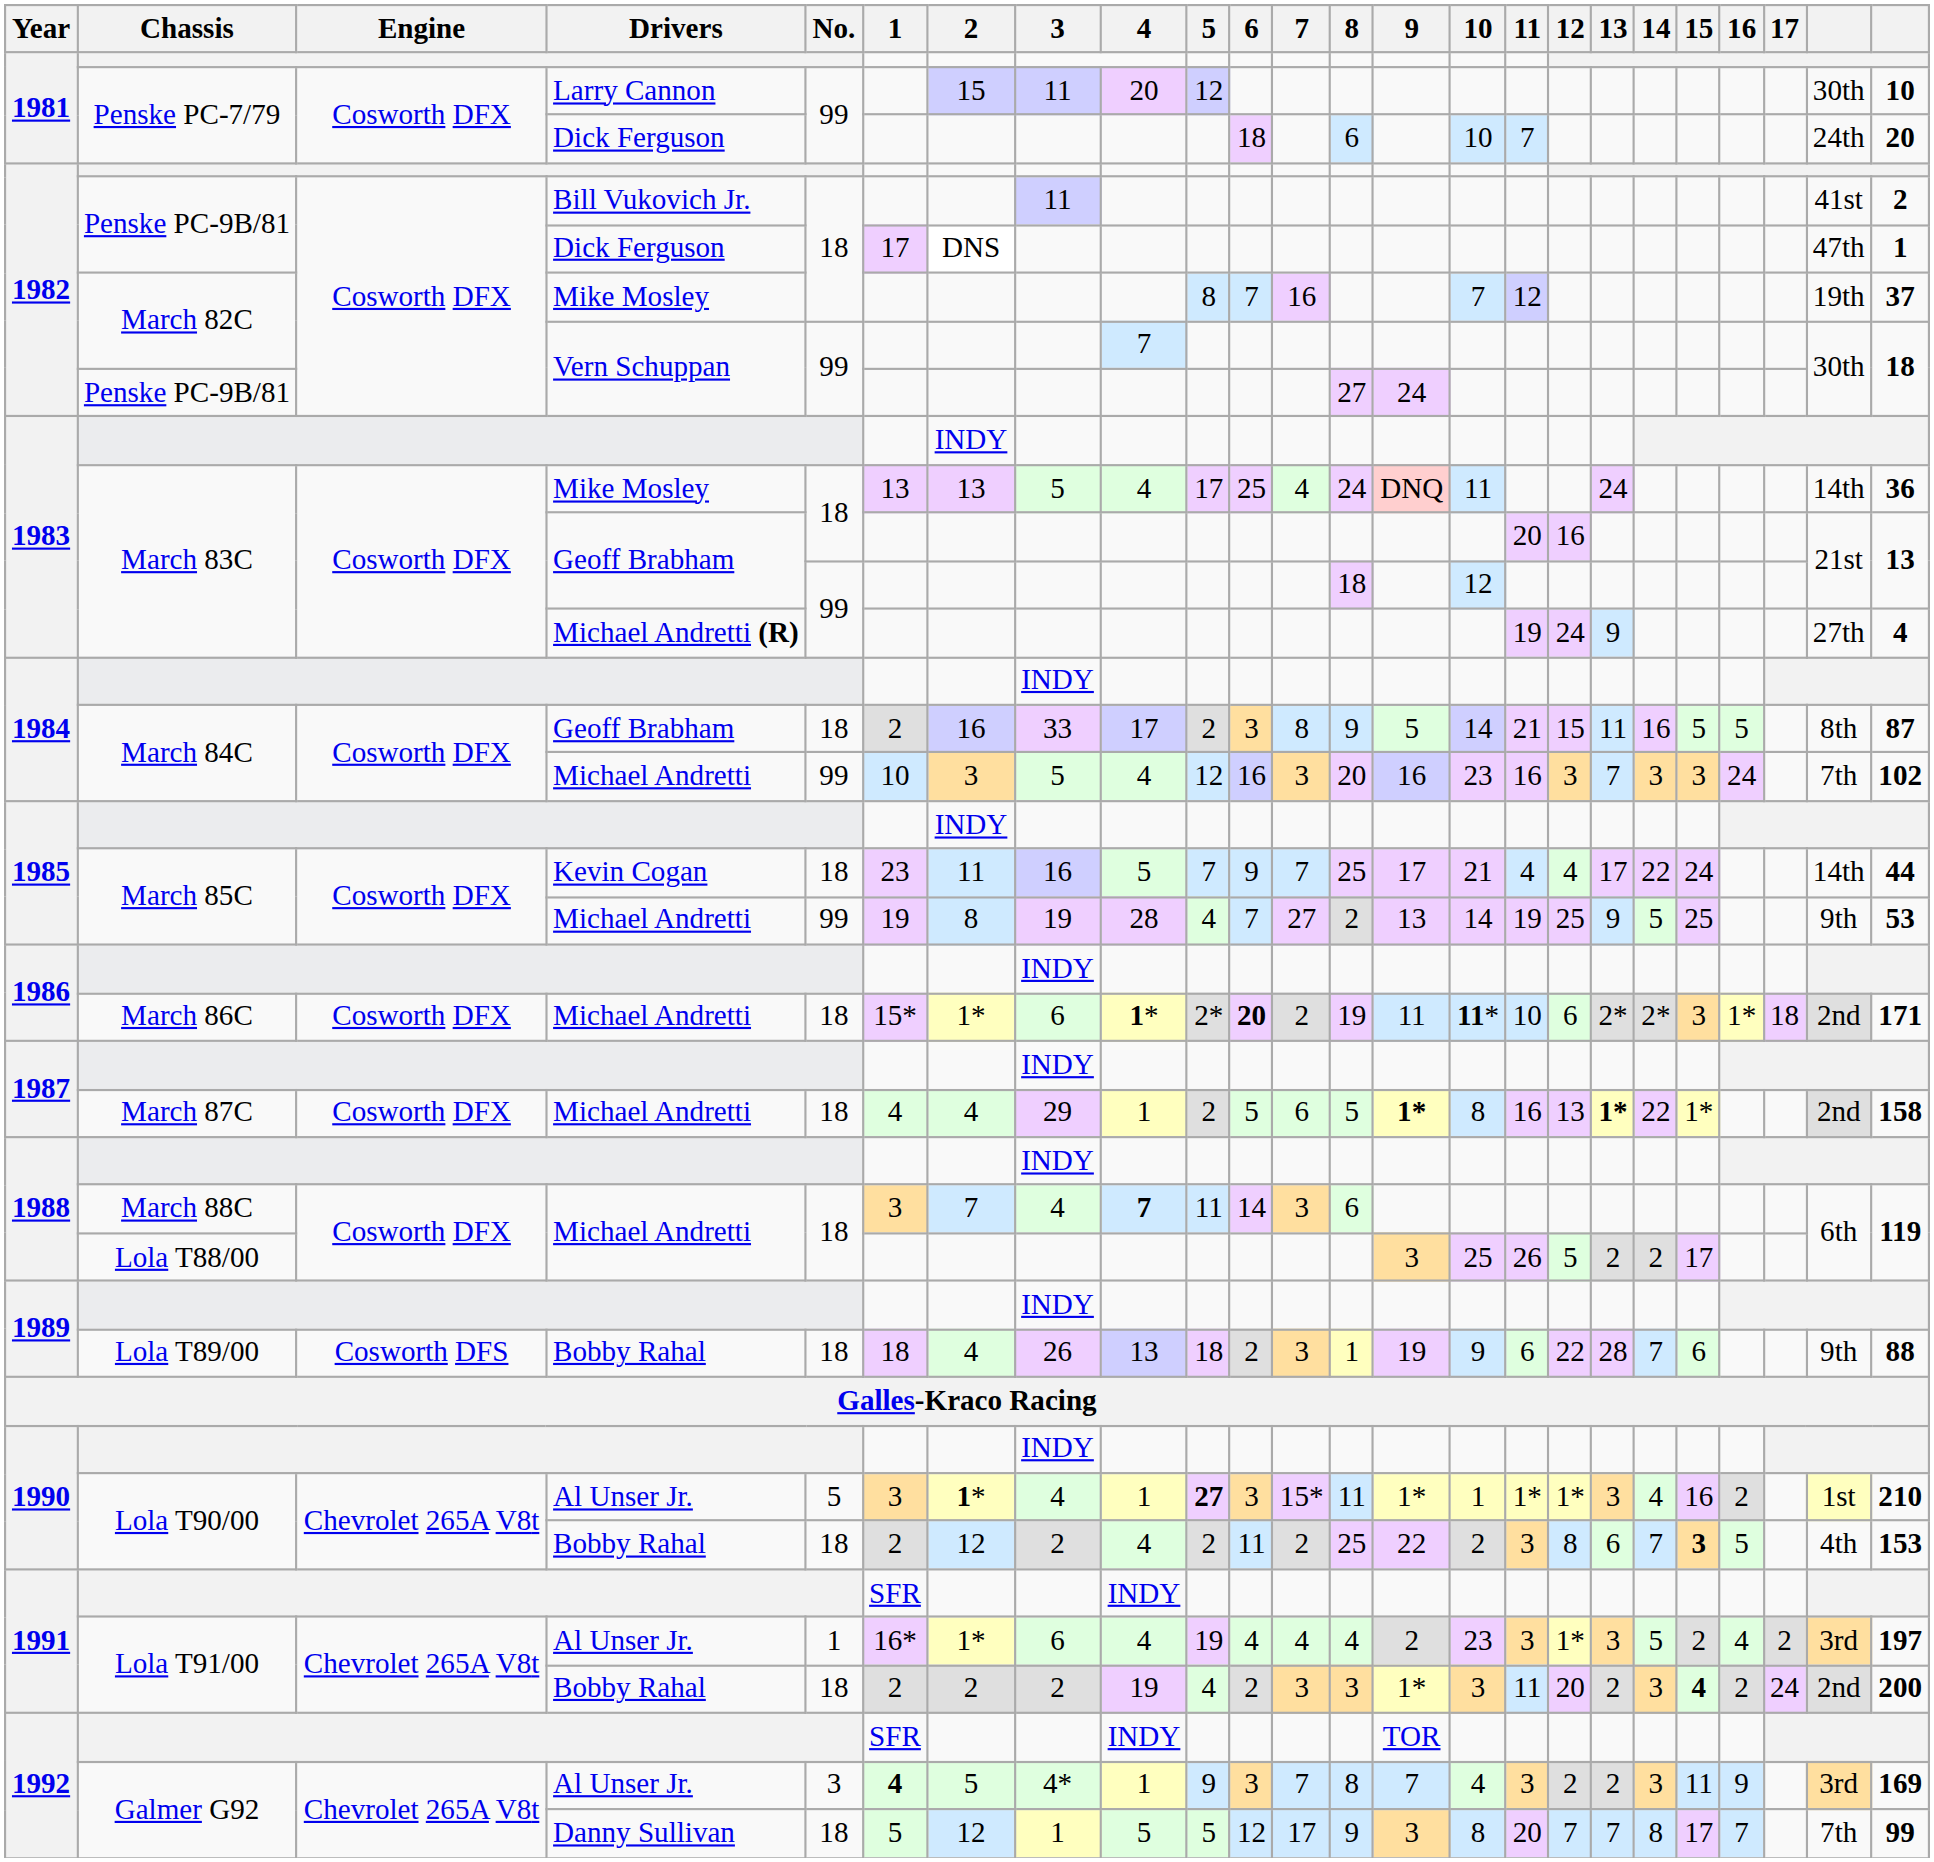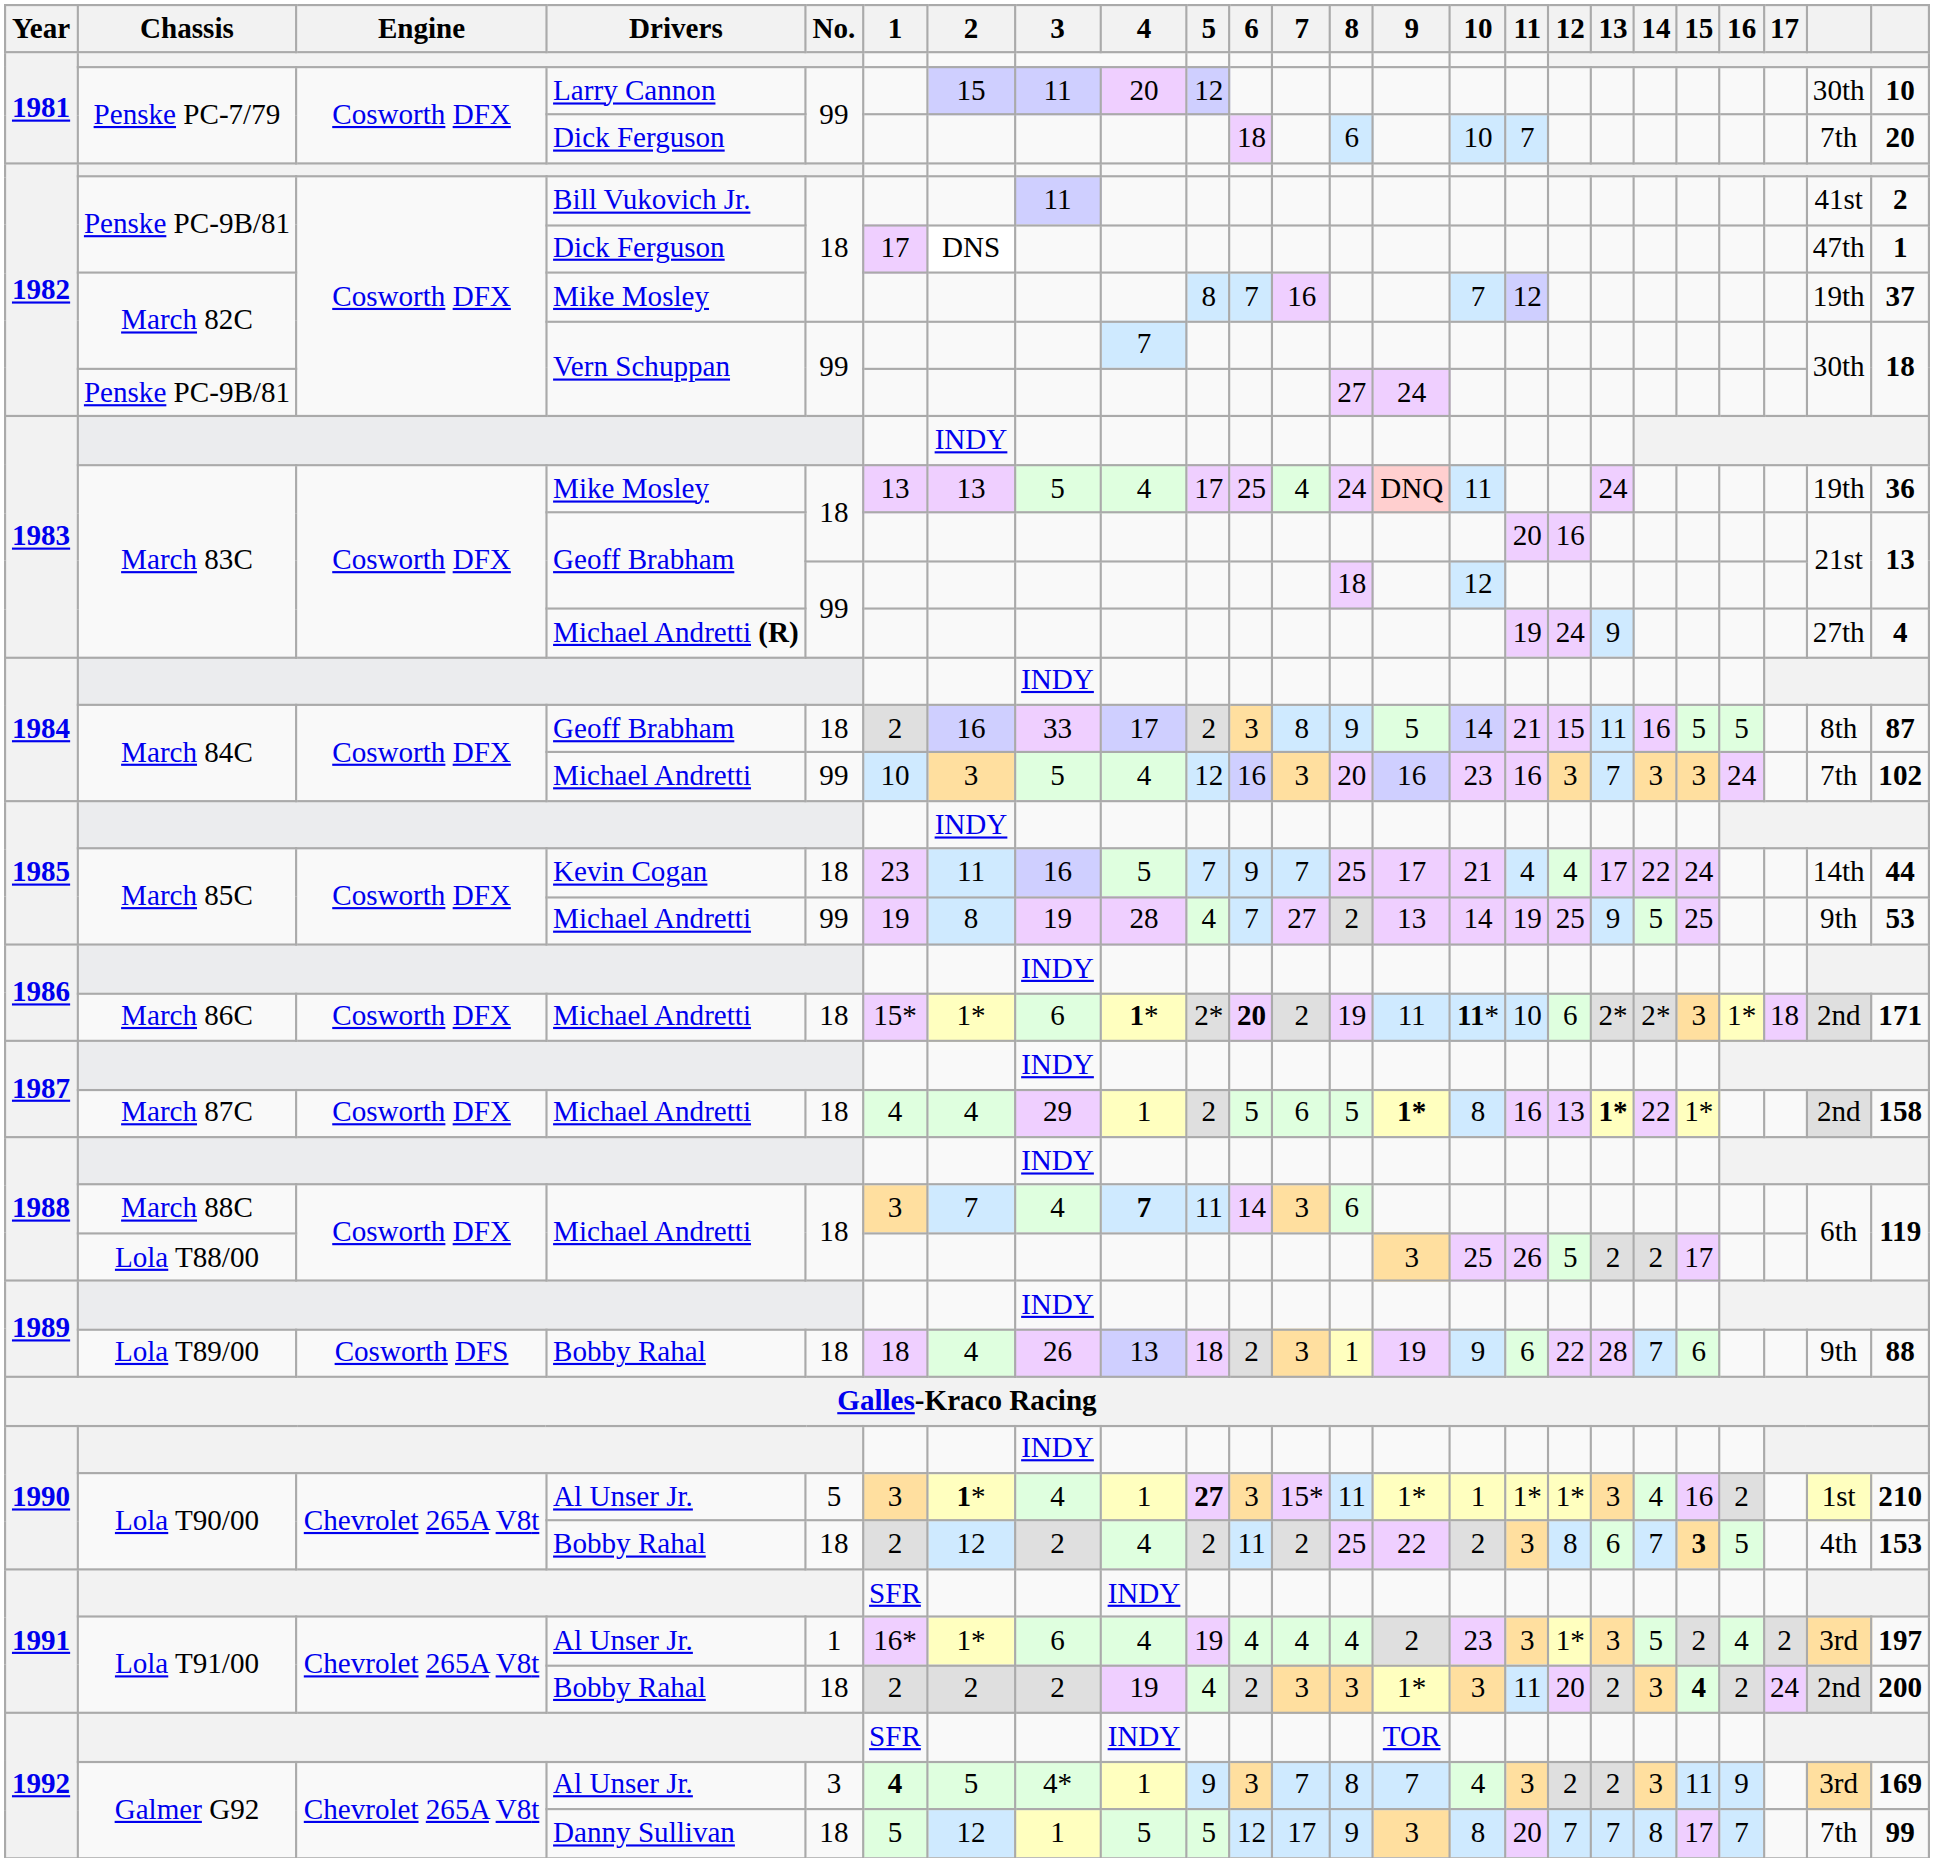(1839, 137) 24th -> (1839, 137) 7th
(1839, 487) 14th -> (1839, 487) 19th
